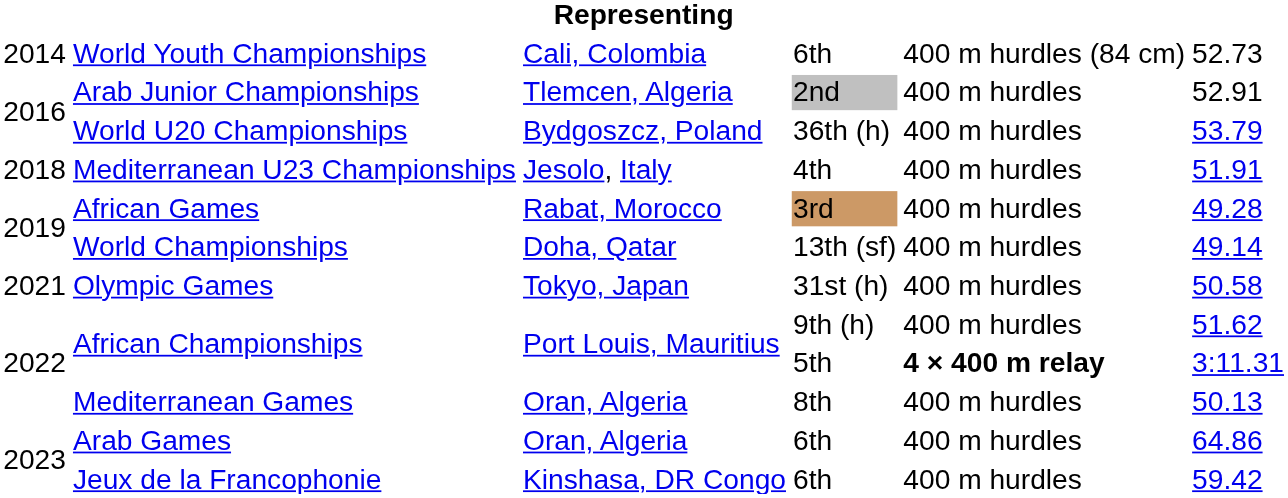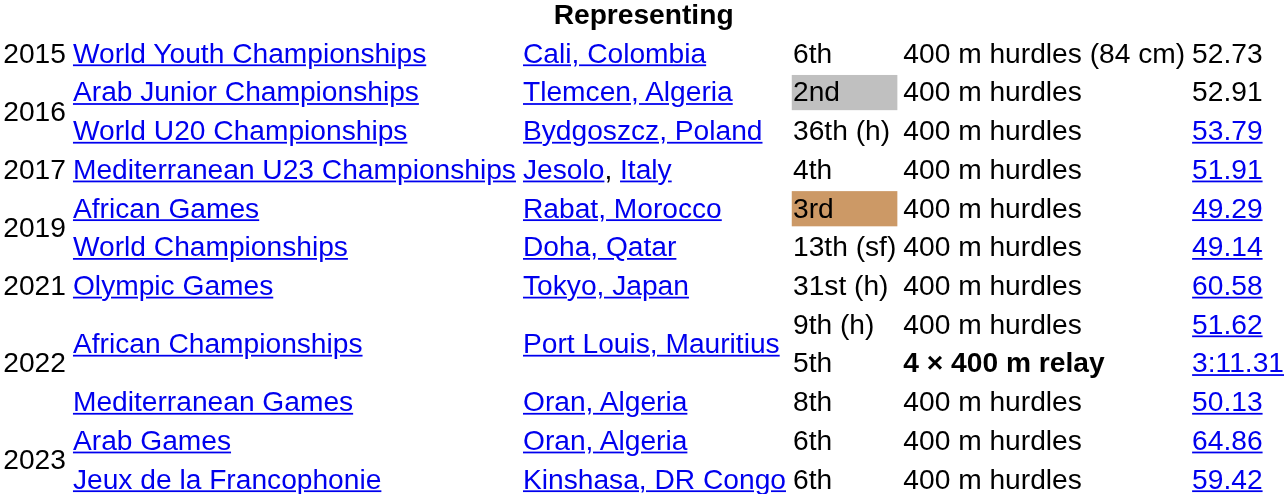(35, 53) 2014 -> (35, 53) 2015
(35, 169) 2018 -> (35, 169) 2017
(1227, 208) 49.28 -> (1227, 208) 49.29
(1227, 285) 50.58 -> (1227, 285) 60.58
